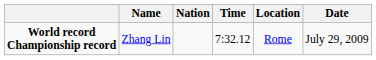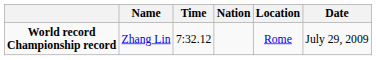columns swapped: (193, 13) <-> (233, 13)
